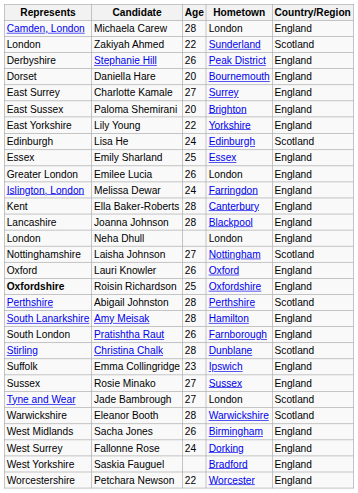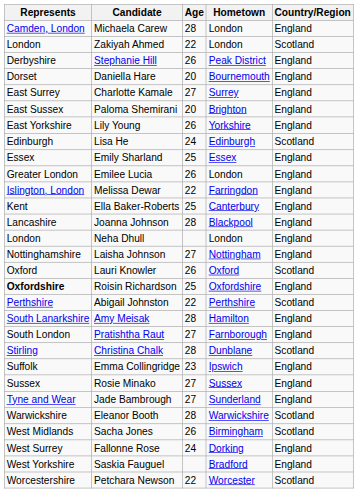(235, 45) Sunderland -> (226, 45) London
(190, 125) 22 -> (190, 125) 26
(190, 190) 24 -> (190, 190) 22
(190, 206) 28 -> (190, 206) 25
(294, 254) Scotland -> (293, 254) England
(293, 271) England -> (294, 271) Scotland
(190, 303) 28 -> (190, 303) 22
(190, 335) 26 -> (190, 335) 27
(226, 400) London -> (235, 400) Sunderland
(294, 400) Scotland -> (293, 400) England
(293, 432) England -> (294, 432) Scotland
(293, 480) England -> (294, 480) Scotland
